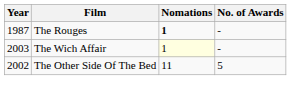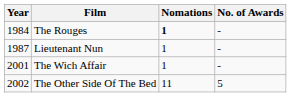(18, 30) 1987 -> (18, 30) 1984
+ row: (69, 48)
(18, 48) 2003 -> (18, 65) 2001
(164, 48) lightyellow background -> (164, 65) no background
